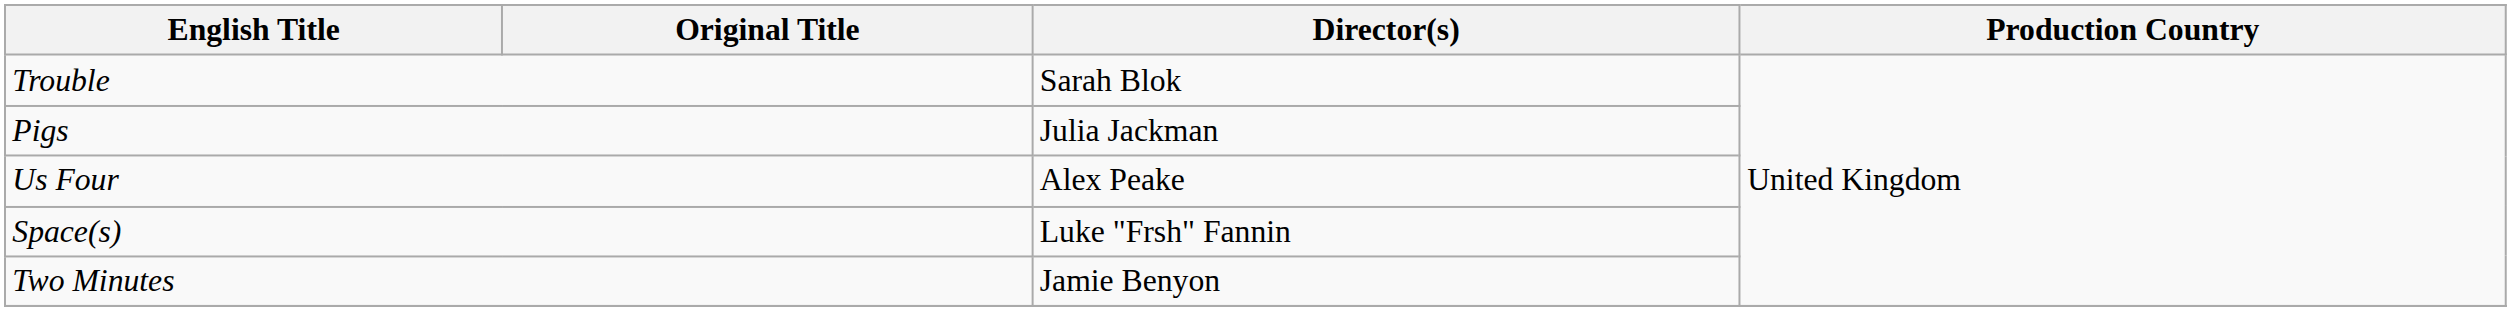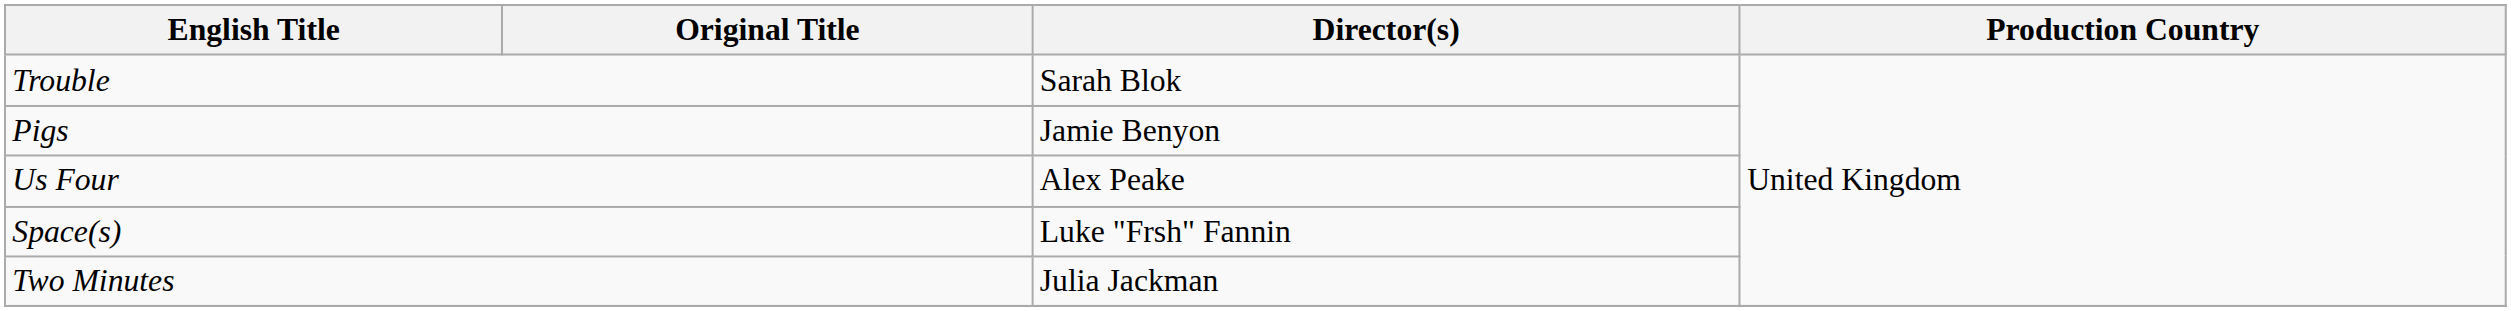(1129, 130) Julia Jackman -> (1130, 130) Jamie Benyon
(1130, 280) Jamie Benyon -> (1129, 280) Julia Jackman
